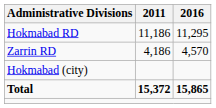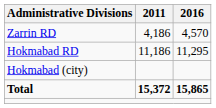rows swapped: (43, 32) <-> (32, 51)
